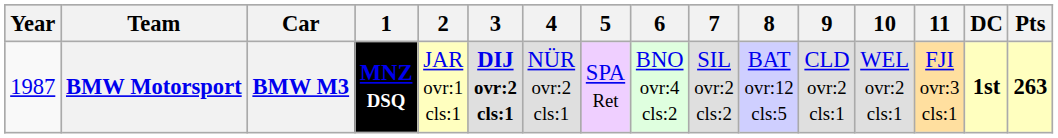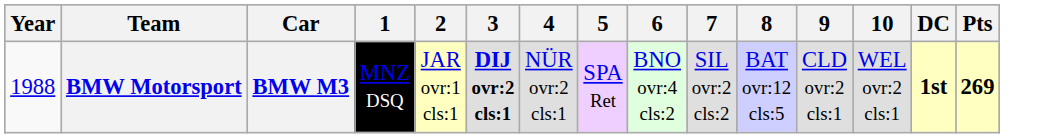- column: (940, 22)
(33, 86) 1987 -> (33, 86) 1988
(386, 86) bold -> (385, 85) normal
(1030, 86) 263 -> (977, 86) 269
